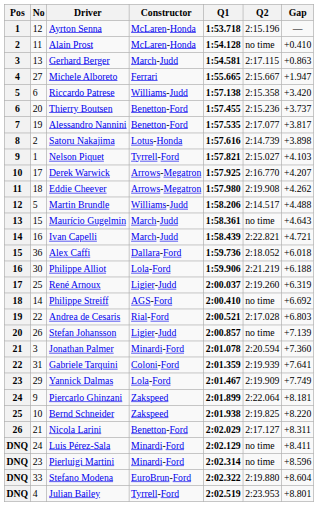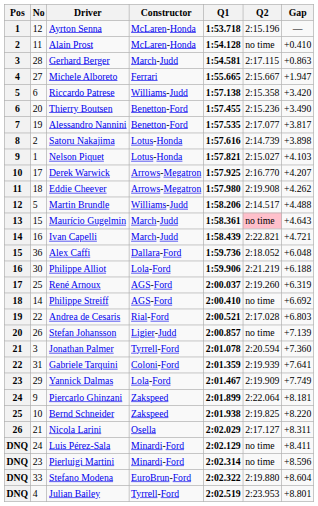(38, 60) 13 -> (38, 60) 28
(298, 108) +3.737 -> (298, 108) +3.490
(155, 157) Tyrrell-Ford -> (157, 157) Lotus-Honda
(260, 221) no background -> (260, 221) pink background
(298, 253) +6.018 -> (298, 253) +6.048
(154, 285) Ligier-Judd -> (152, 285) AGS-Ford
(158, 349) Minardi-Ford -> (155, 349) Tyrrell-Ford
(159, 429) Benetton-Ford -> (144, 429) Osella
